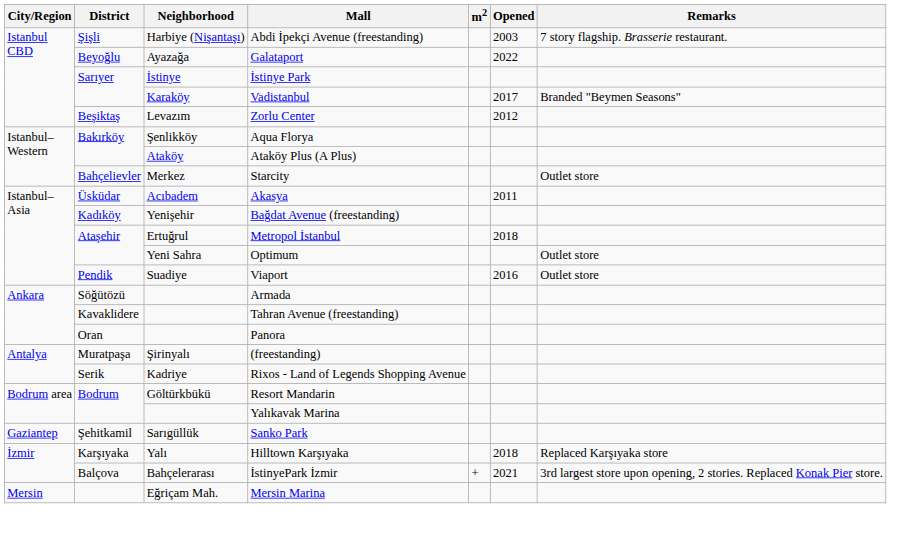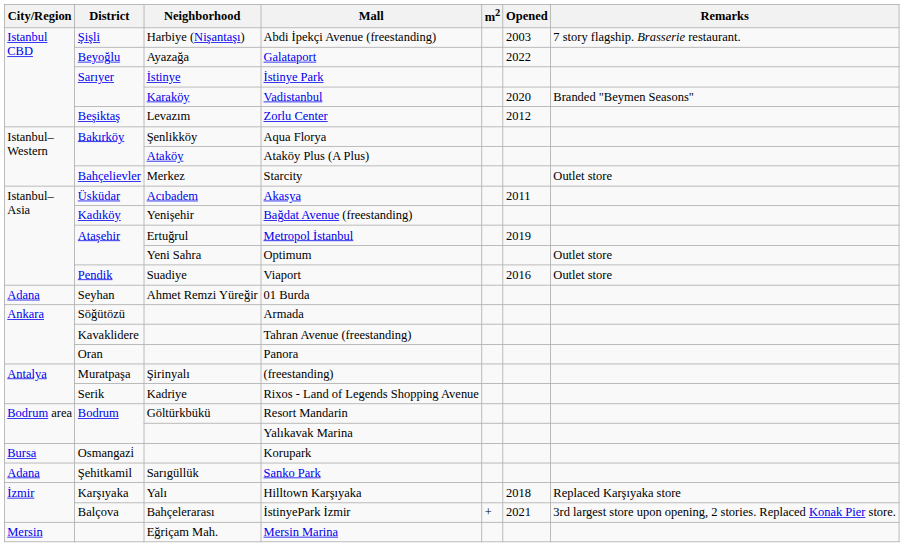(505, 96) 2017 -> (518, 96) 2020
(505, 235) 2018 -> (518, 235) 2019
+ row: (287, 294)
+ row: (287, 453)
(33, 433) Gaziantep -> (24, 472) Adana
